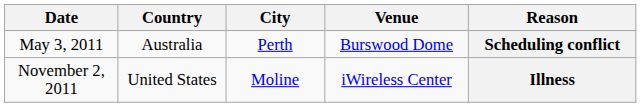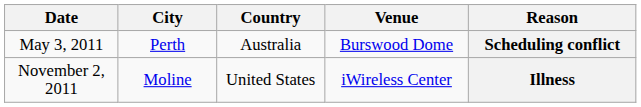columns swapped: (275, 17) <-> (172, 17)
